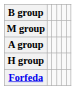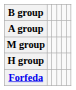rows swapped: (26, 28) <-> (26, 45)
